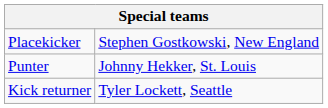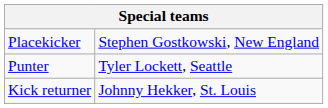(177, 66) Johnny Hekker, St. Louis -> (165, 66) Tyler Lockett, Seattle
(165, 90) Tyler Lockett, Seattle -> (177, 90) Johnny Hekker, St. Louis
